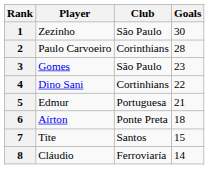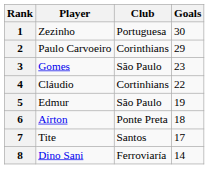(139, 31) São Paulo -> (141, 31) Portuguesa
(180, 48) 28 -> (180, 48) 29
(61, 84) Dino Sani -> (56, 84) Cláudio
(141, 102) Portuguesa -> (139, 102) São Paulo
(180, 102) 21 -> (180, 102) 19
(180, 137) 15 -> (180, 137) 17
(56, 155) Cláudio -> (61, 155) Dino Sani
